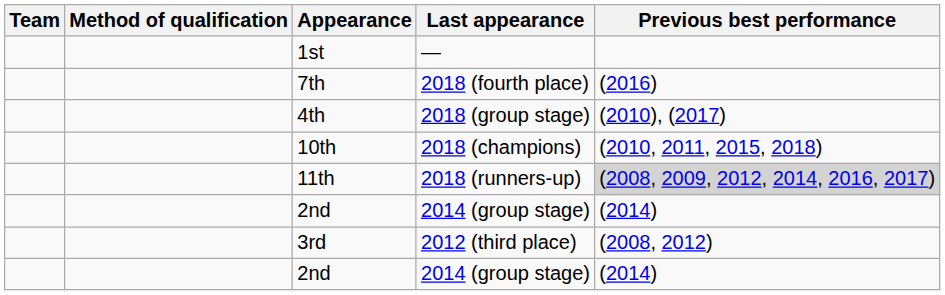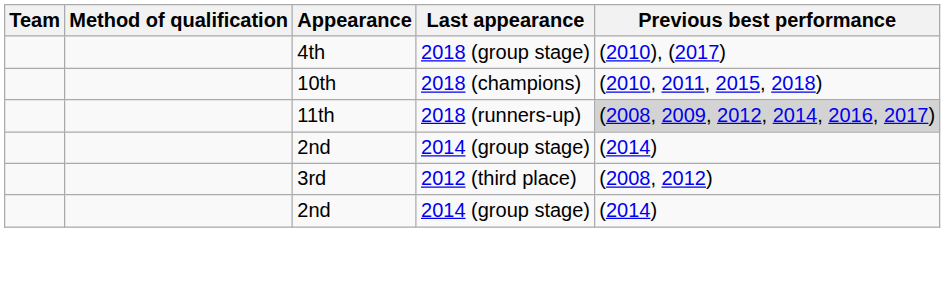- row: (311, 52)
- row: (311, 83)
